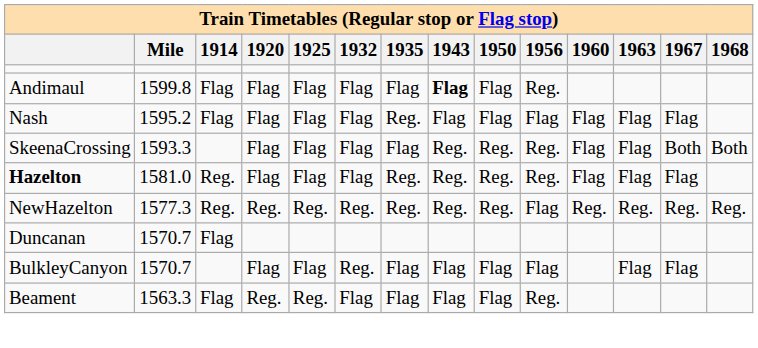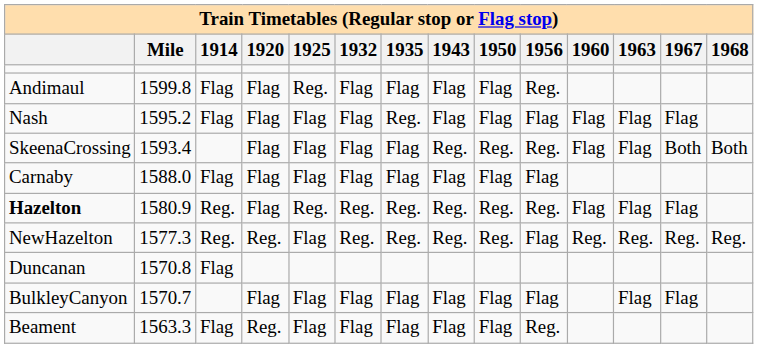(310, 88) Flag -> (310, 88) Reg.
(450, 88) bold -> (449, 88) normal
(165, 147) 1593.3 -> (165, 147) 1593.4
+ row: (41, 177)
(165, 177) 1581.0 -> (165, 207) 1580.9
(310, 177) Flag -> (310, 207) Reg.
(356, 177) Flag -> (357, 207) Reg.
(310, 207) Reg. -> (310, 237) Flag
(165, 237) 1570.7 -> (165, 267) 1570.8
(357, 267) Reg. -> (356, 297) Flag
(310, 297) Reg. -> (310, 327) Flag
